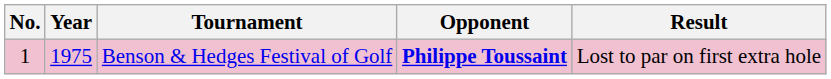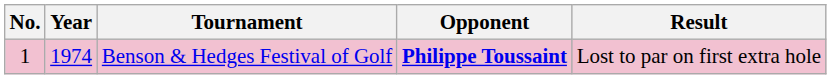(71, 56) 1975 -> (71, 56) 1974
